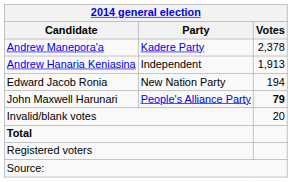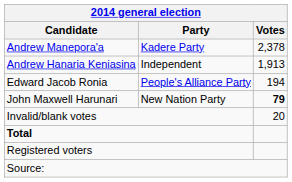(183, 82) New Nation Party -> (196, 82) People's Alliance Party
(196, 99) People's Alliance Party -> (183, 99) New Nation Party
